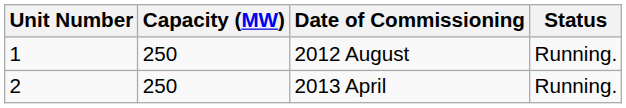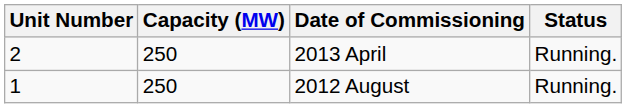rows swapped: (352, 53) <-> (340, 86)
